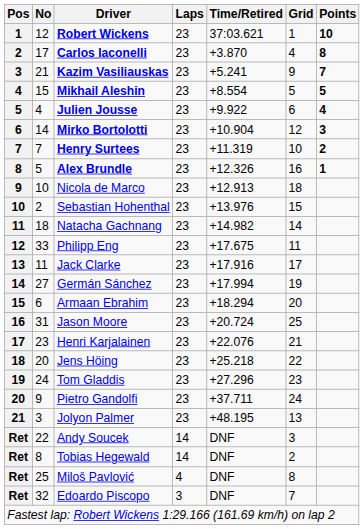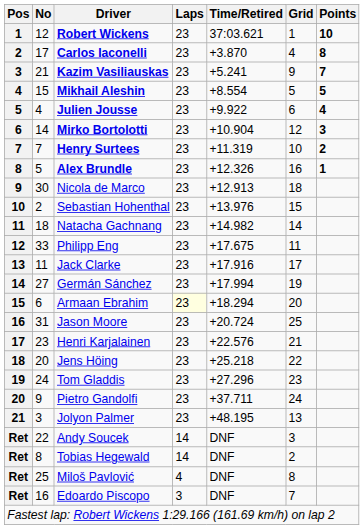(42, 187) 10 -> (42, 187) 30
(182, 303) no background -> (182, 303) lightyellow background
(232, 341) +22.076 -> (232, 341) +22.576
(42, 495) 32 -> (42, 495) 16
